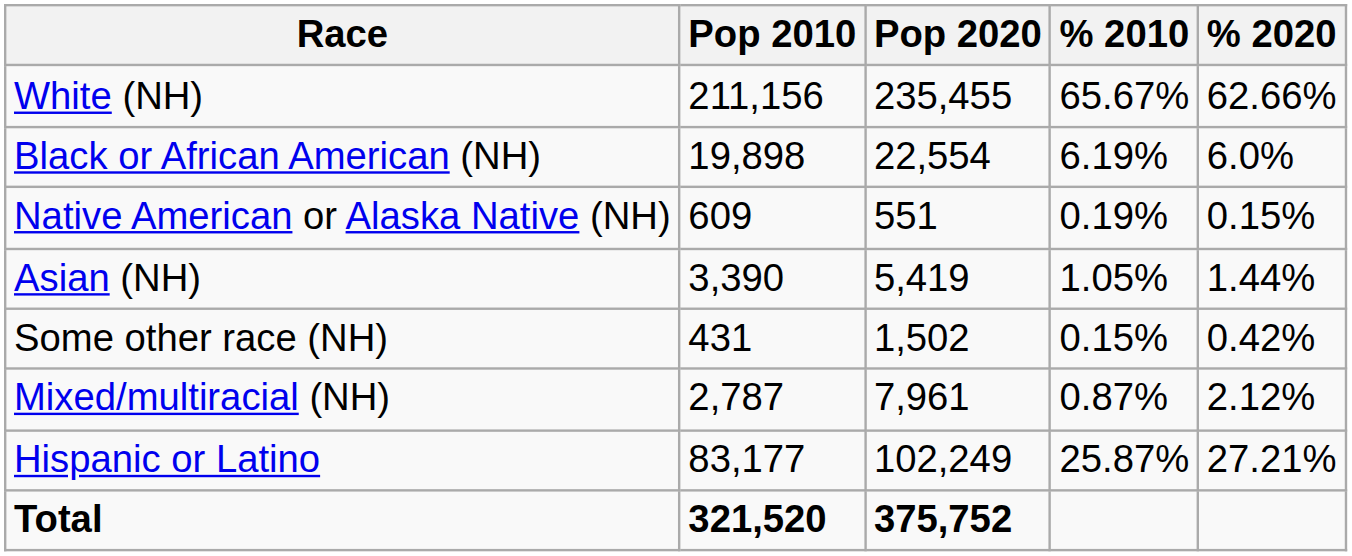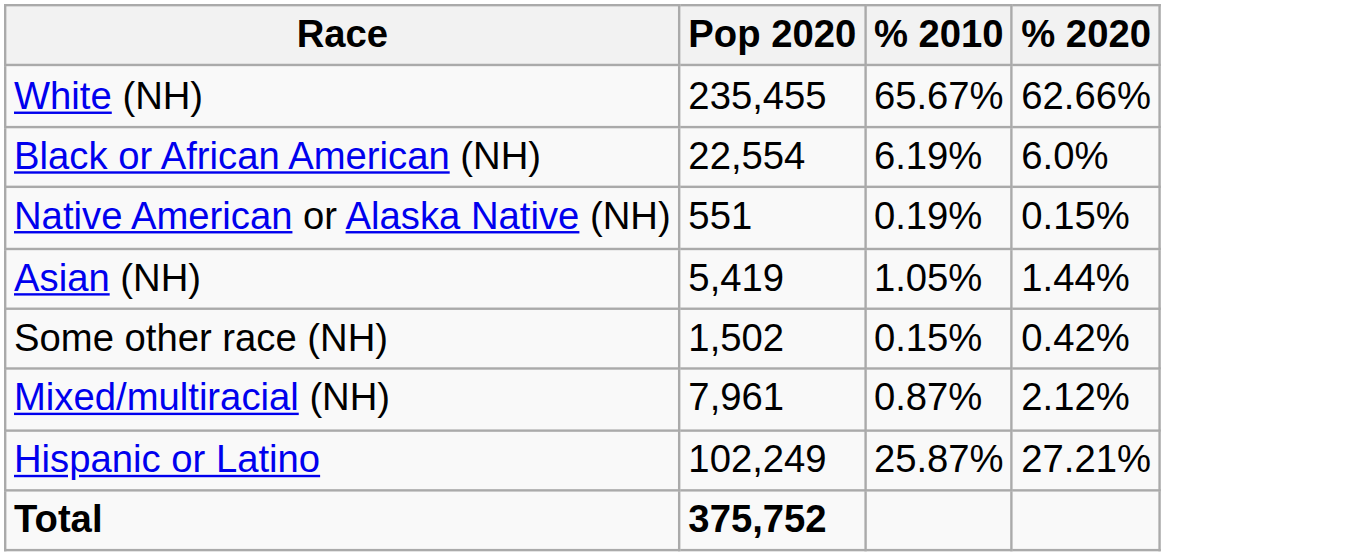- column: (772, 34)
